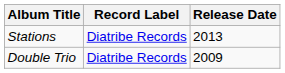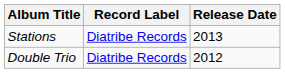(208, 57) 2009 -> (208, 57) 2012
